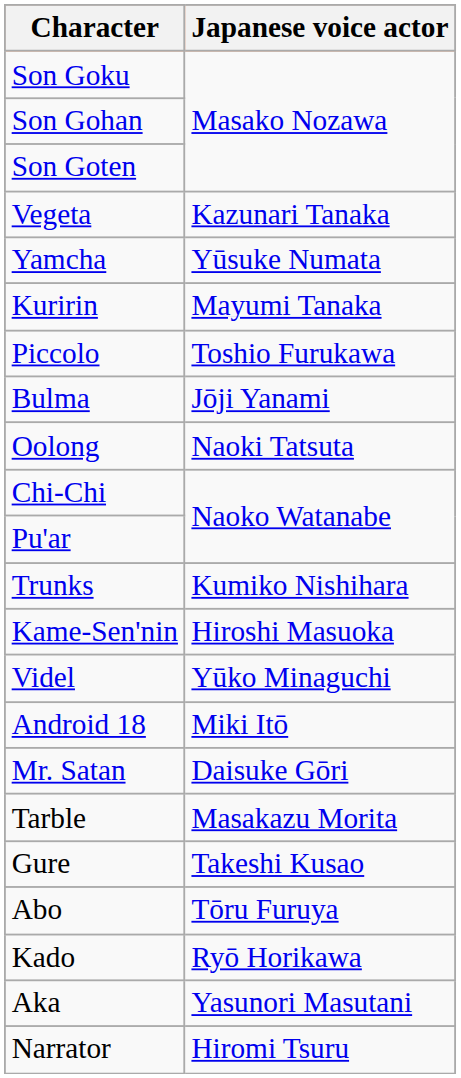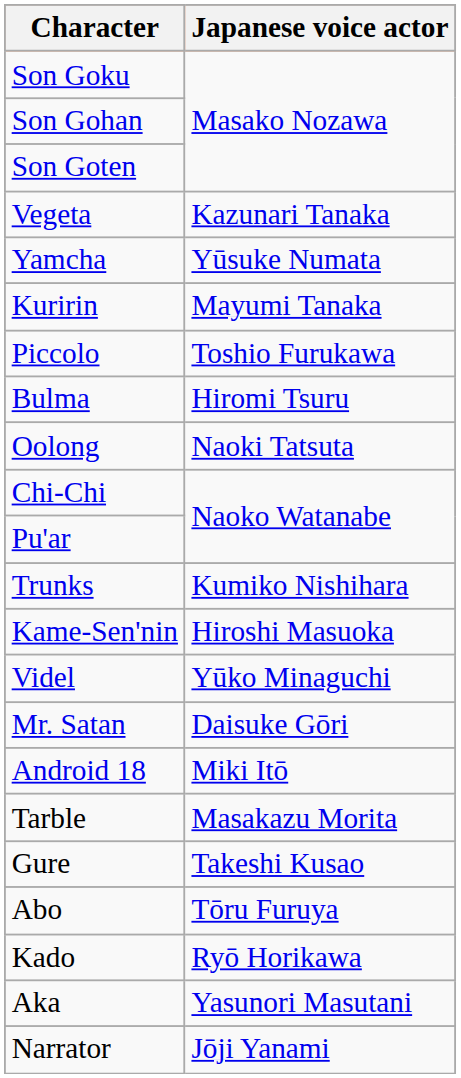(261, 399) Jōji Yanami -> (270, 399) Hiromi Tsuru
rows swapped: (69, 770) <-> (79, 724)
(270, 1049) Hiromi Tsuru -> (261, 1049) Jōji Yanami
